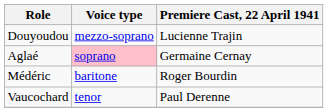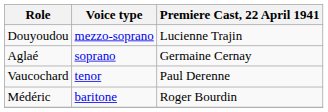(95, 55) pink background -> (95, 55) no background
rows swapped: (29, 76) <-> (38, 96)
